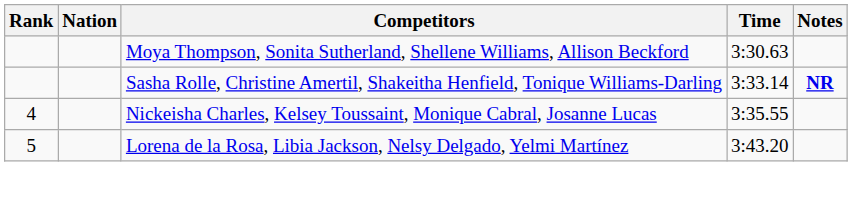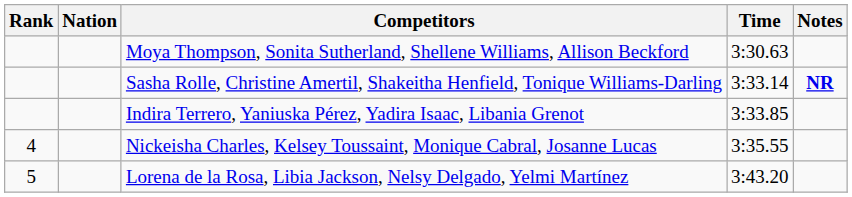+ row: (355, 114)
